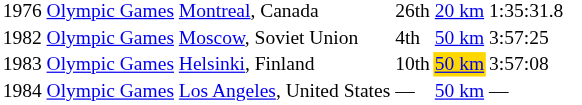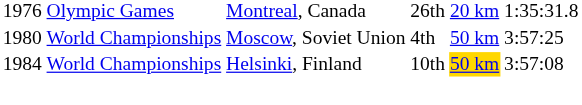(22, 37) 1982 -> (22, 37) 1980
(110, 37) Olympic Games -> (134, 37) World Championships
(22, 64) 1983 -> (22, 64) 1984
(110, 64) Olympic Games -> (134, 64) World Championships
- row: (285, 91)
